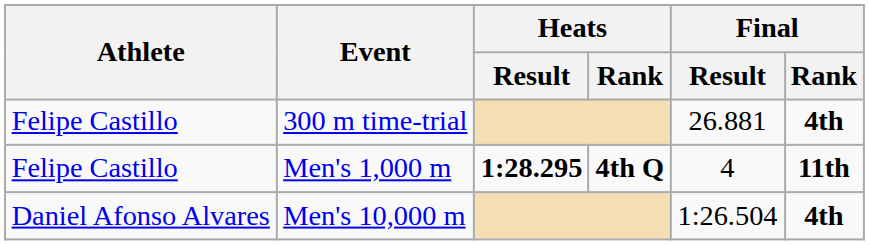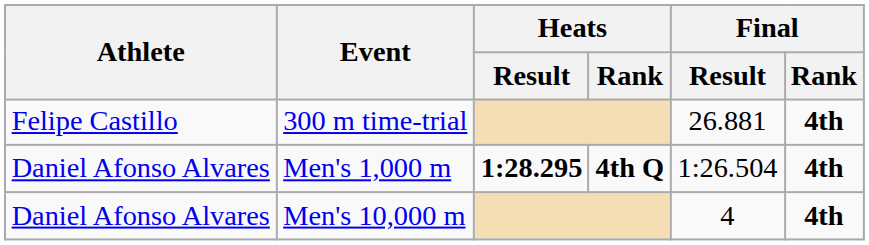(95, 168) Felipe Castillo -> (141, 168) Daniel Afonso Alvares
(727, 168) 4 -> (727, 168) 1:26.504
(824, 168) 11th -> (824, 168) 4th
(727, 215) 1:26.504 -> (727, 215) 4
